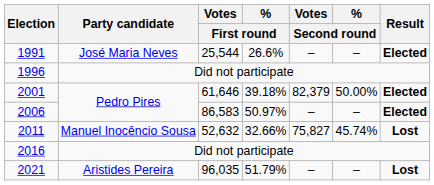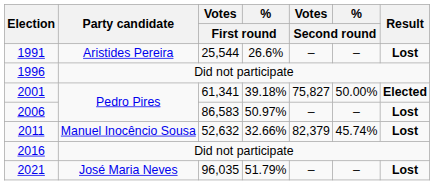(128, 53) José Maria Neves -> (128, 53) Aristides Pereira
(405, 53) Elected -> (405, 53) Lost
(220, 92) 61,646 -> (220, 92) 61,341
(311, 92) 82,379 -> (311, 92) 75,827
(405, 111) Elected -> (405, 111) Lost
(311, 131) 75,827 -> (311, 131) 82,379
(128, 170) Aristides Pereira -> (128, 170) José Maria Neves
